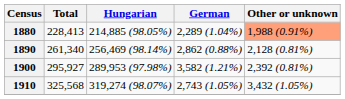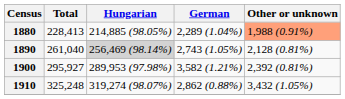(65, 49) 261,340 -> (65, 49) 261,040
(130, 49) no background -> (130, 49) lightgrey background
(209, 49) 2,862 (0.88%) -> (209, 49) 2,743 (1.05%)
(65, 85) 325,568 -> (65, 85) 325,248
(209, 85) 2,743 (1.05%) -> (209, 85) 2,862 (0.88%)
